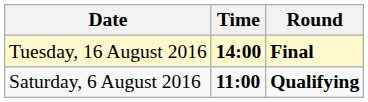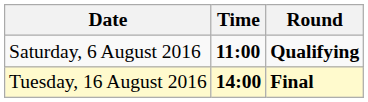rows swapped: (105, 81) <-> (108, 50)
